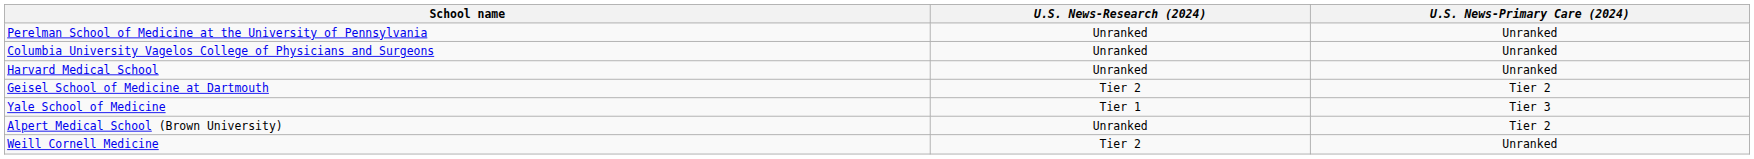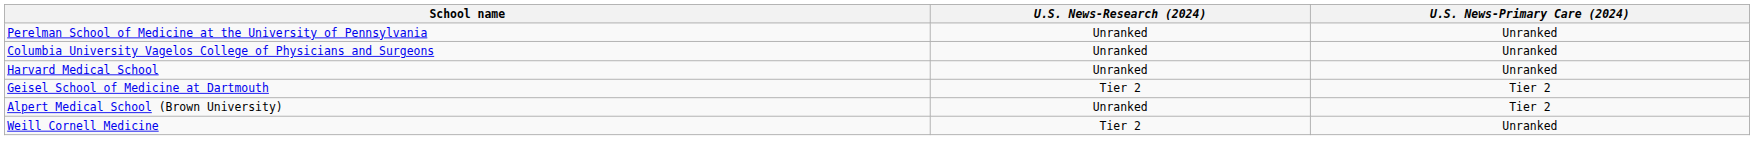- row: (86, 107)
